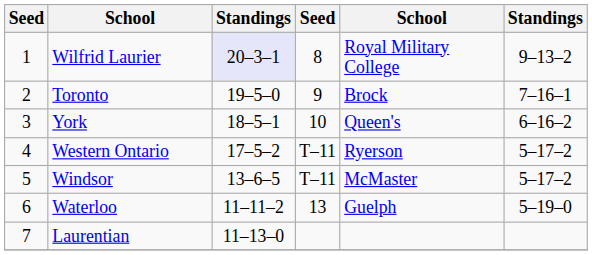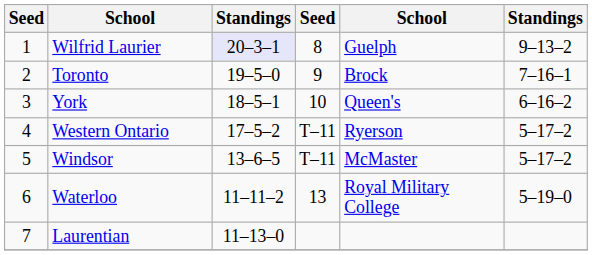(397, 56) Royal Military College -> (370, 46) Guelph
(370, 207) Guelph -> (397, 197) Royal Military College
